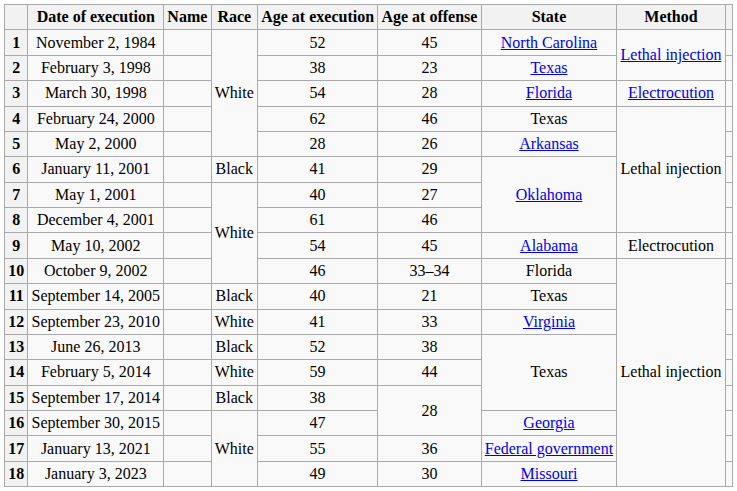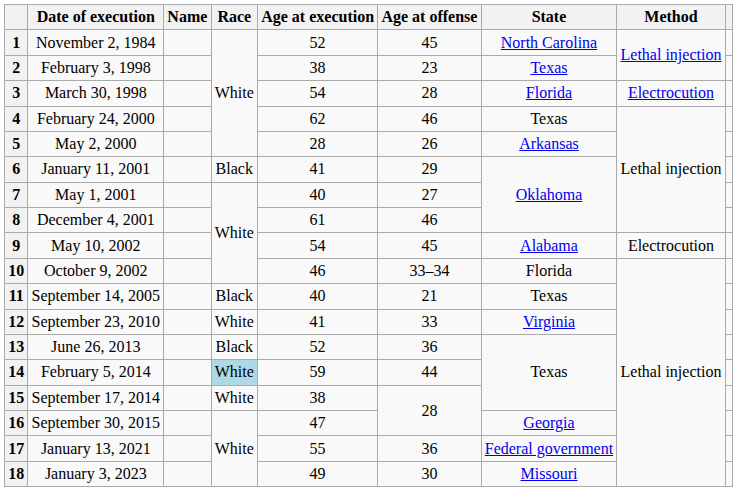(429, 347) 38 -> (429, 347) 36
(234, 372) no background -> (234, 372) lightblue background
(234, 397) Black -> (234, 397) White
